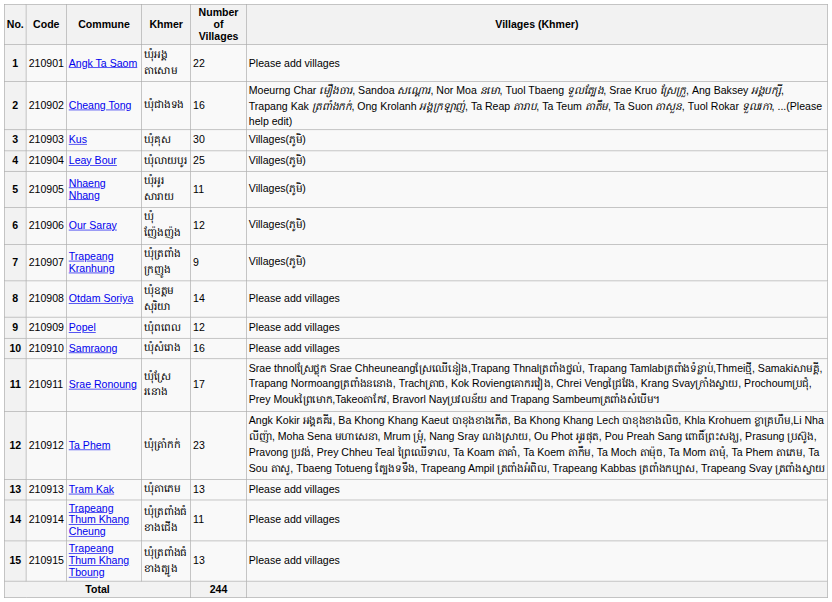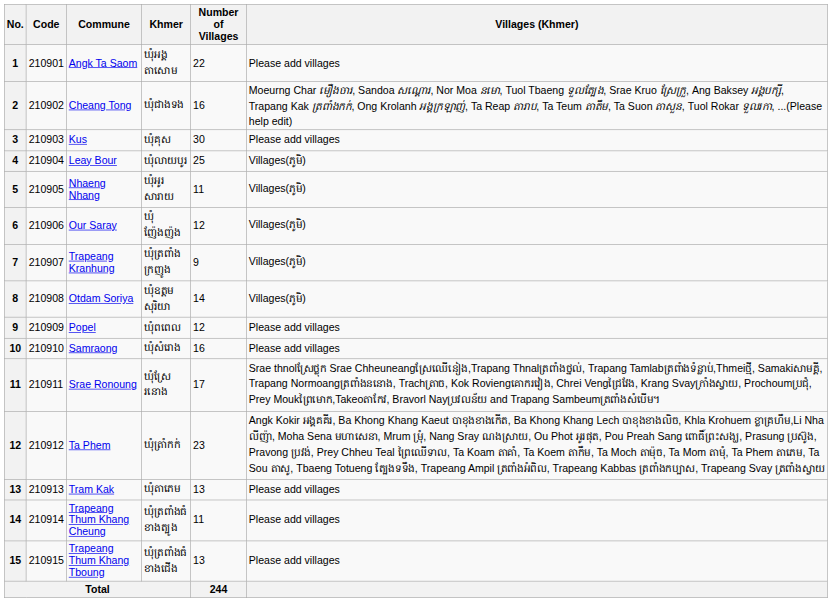(277, 139) Villages(ភូមិ) -> (294, 140) Please add villages
(294, 299) Please add villages -> (277, 298) Villages(ភូមិ)
(166, 519) ឃុំត្រពាំងធំខាងជើង -> (166, 519) ឃុំត្រពាំងធំខាងត្បូង
(166, 560) ឃុំត្រពាំងធំខាងត្បូង -> (166, 560) ឃុំត្រពាំងធំខាងជើង
